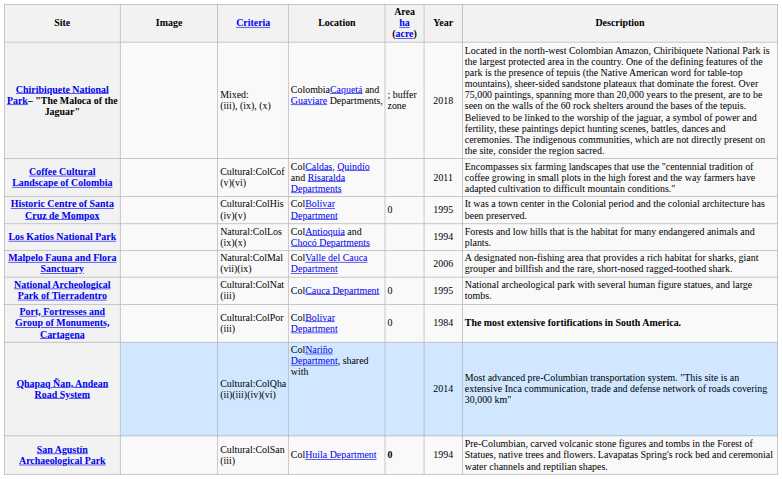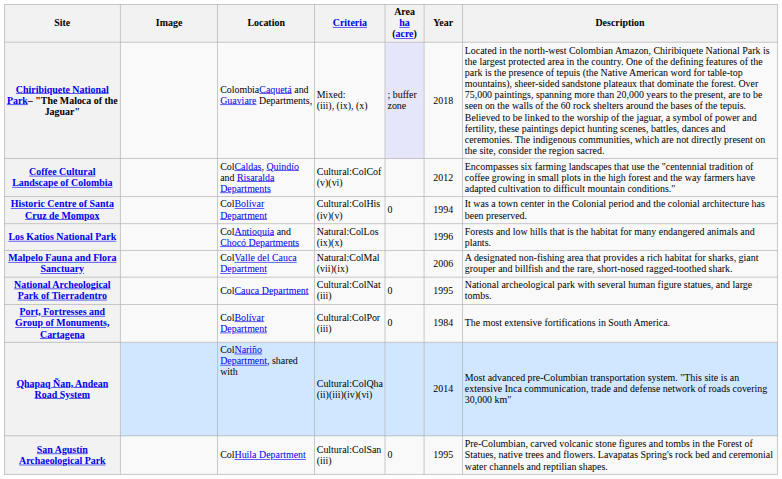columns swapped: (337, 23) <-> (253, 23)
(402, 100) no background -> (402, 100) lavender background
(443, 177) 2011 -> (443, 177) 2012
(443, 210) 1995 -> (443, 210) 1994
(443, 237) 1994 -> (443, 237) 1996
(573, 323) bold -> (567, 323) normal
(390, 455) bold -> (390, 455) normal
(443, 455) 1994 -> (443, 455) 1995
